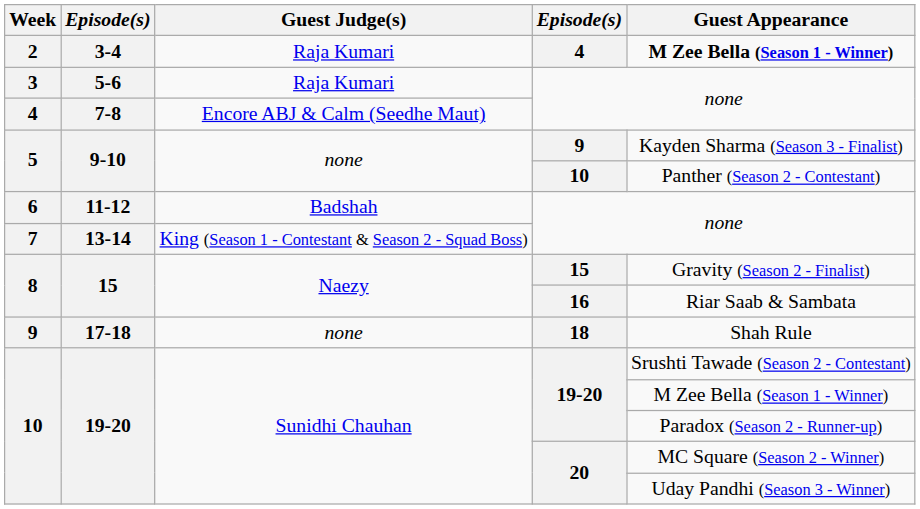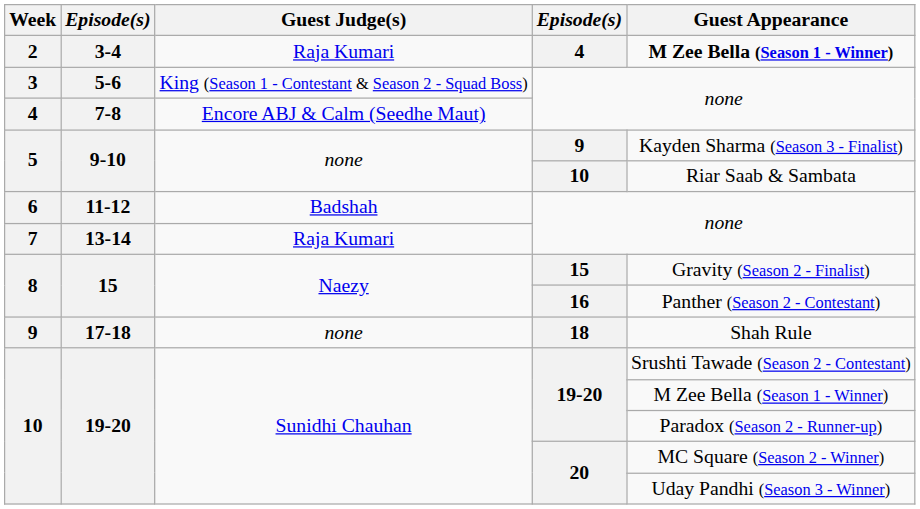(344, 82) Raja Kumari -> (344, 82) King (Season 1 - Contestant & Season 2 - Squad Boss)
(771, 176) Panther (Season 2 - Contestant) -> (771, 176) Riar Saab & Sambata
(344, 238) King (Season 1 - Contestant & Season 2 - Squad Boss) -> (344, 238) Raja Kumari
(771, 301) Riar Saab & Sambata -> (771, 301) Panther (Season 2 - Contestant)
